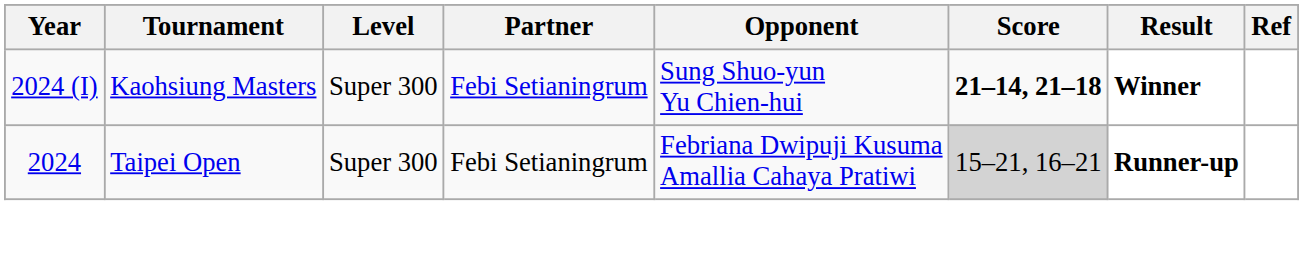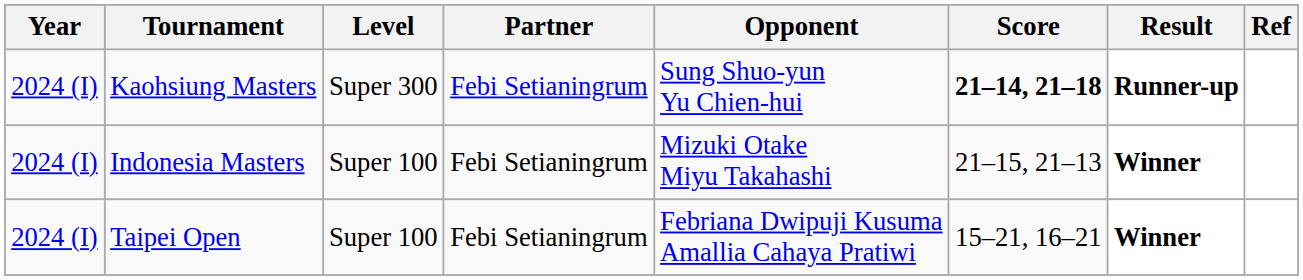(1157, 86) Winner -> (1176, 86) Runner-up
+ row: (207, 161)
(54, 161) 2024 -> (54, 237) 2024 (I)
(383, 161) Super 300 -> (383, 237) Super 100
(1028, 161) lightgrey background -> (1028, 237) no background
(1176, 161) Runner-up -> (1157, 237) Winner
